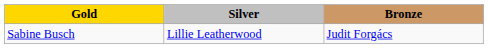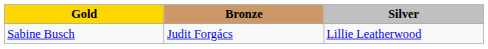columns swapped: (244, 14) <-> (404, 14)
